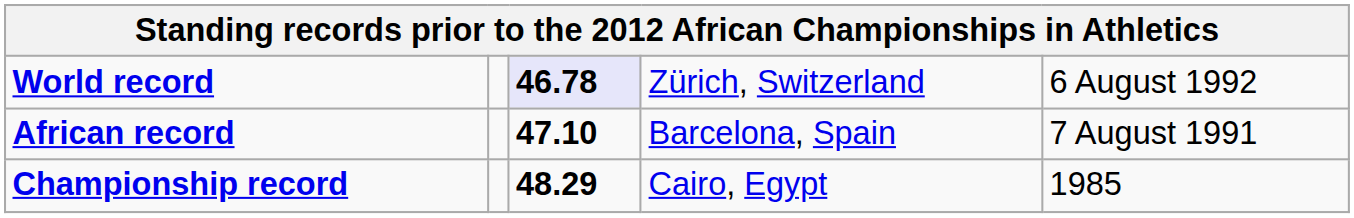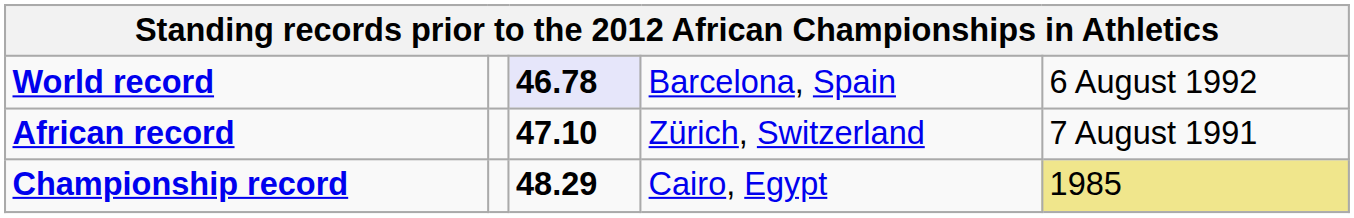(787, 81) Zürich, Switzerland -> (772, 81) Barcelona, Spain
(772, 133) Barcelona, Spain -> (787, 133) Zürich, Switzerland
(1086, 184) no background -> (1086, 184) khaki background
